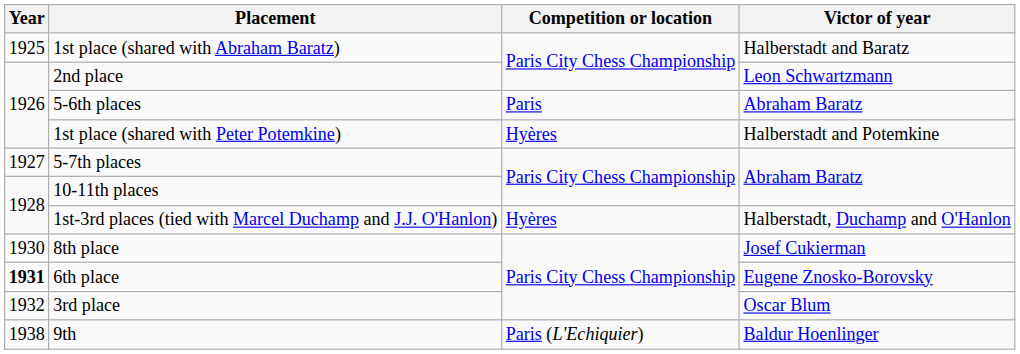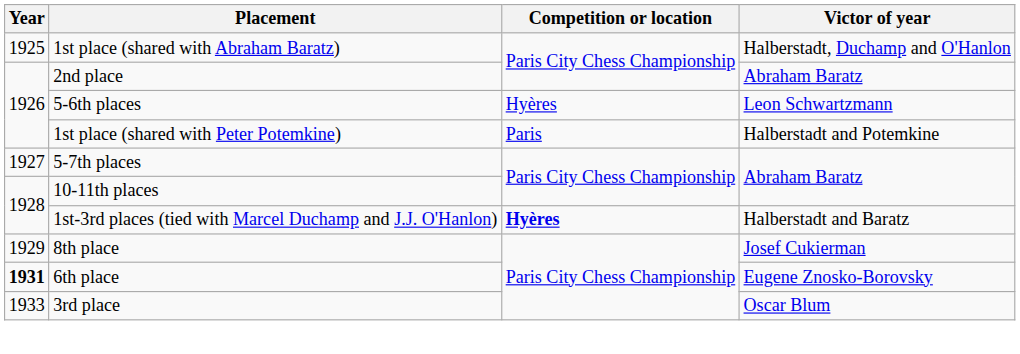(826, 47) Halberstadt and Baratz -> (877, 47) Halberstadt, Duchamp and O'Hanlon
(818, 76) Leon Schwartzmann -> (803, 76) Abraham Baratz
(524, 104) Paris -> (531, 104) Hyères
(803, 104) Abraham Baratz -> (818, 104) Leon Schwartzmann
(531, 133) Hyères -> (524, 133) Paris
(531, 219) normal -> (533, 219) bold
(877, 219) Halberstadt, Duchamp and O'Hanlon -> (826, 219) Halberstadt and Baratz
(27, 248) 1930 -> (27, 248) 1929
(27, 305) 1932 -> (27, 305) 1933
- row: (65, 334)
